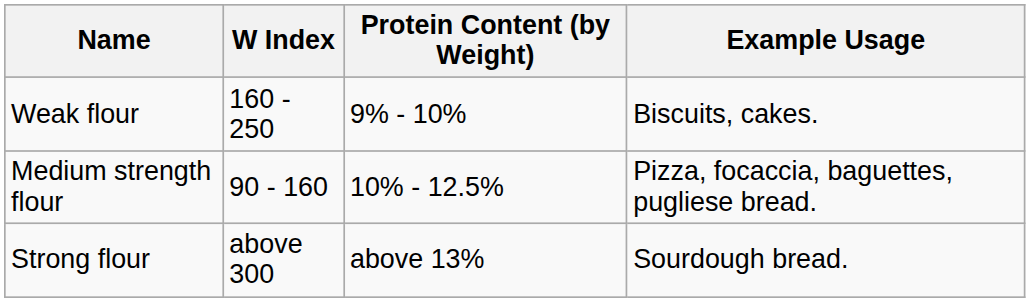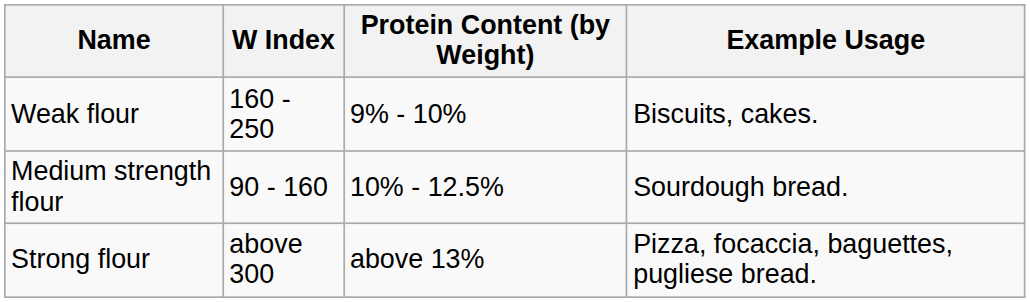(793, 186) Pizza, focaccia, baguettes, pugliese bread. -> (741, 186) Sourdough bread.
(741, 259) Sourdough bread. -> (793, 259) Pizza, focaccia, baguettes, pugliese bread.
